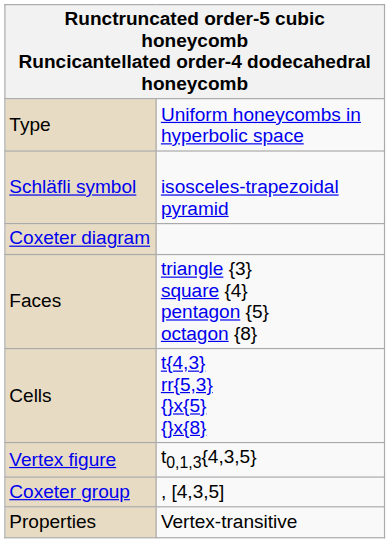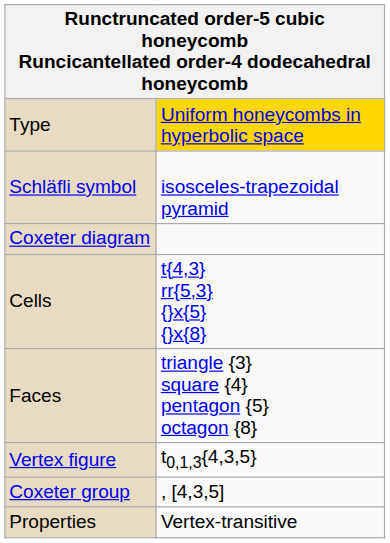(261, 124) no background -> (261, 124) gold background
rows swapped: (30, 395) <-> (35, 301)
